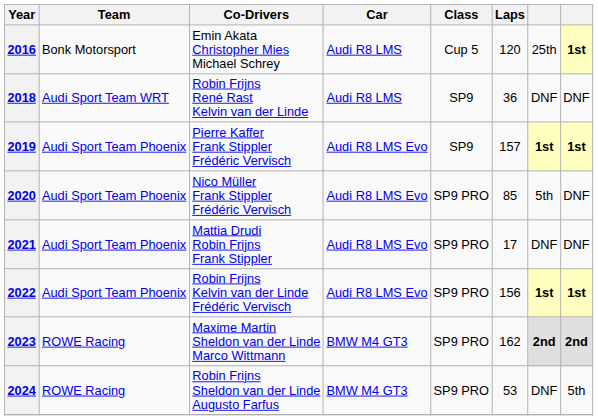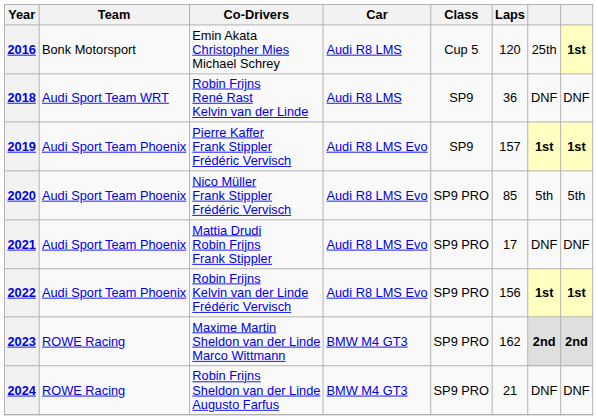(576, 196) DNF -> (576, 196) 5th
(510, 391) 53 -> (510, 391) 21
(576, 391) 5th -> (576, 391) DNF
